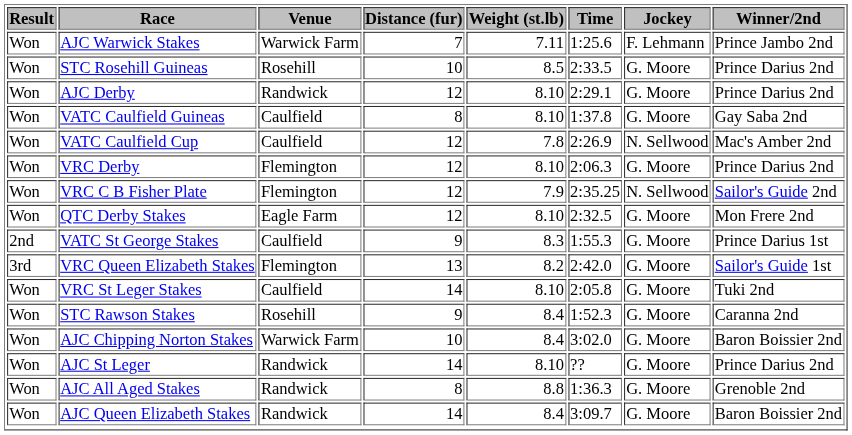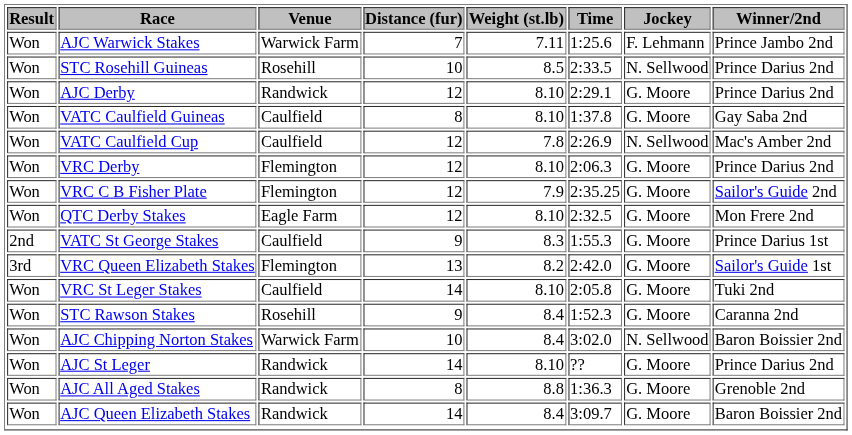(658, 67) G. Moore -> (667, 67) N. Sellwood
(667, 191) N. Sellwood -> (658, 191) G. Moore
(658, 339) G. Moore -> (667, 339) N. Sellwood
